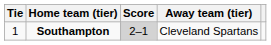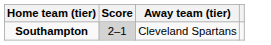- column: (15, 13)
